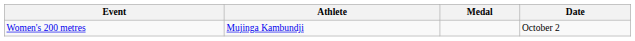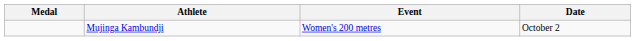columns swapped: (480, 12) <-> (114, 12)
